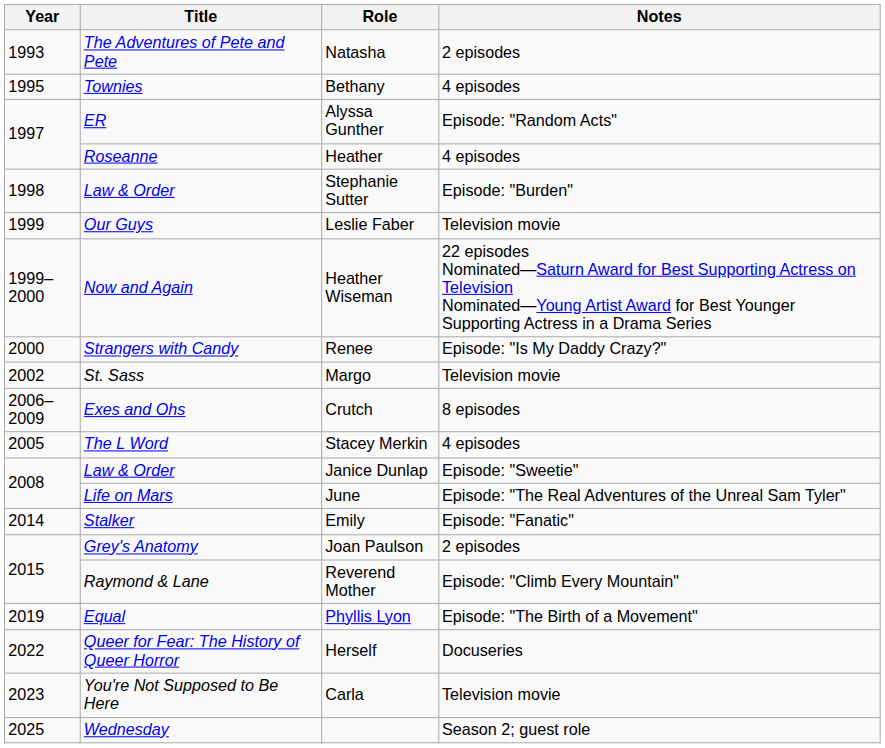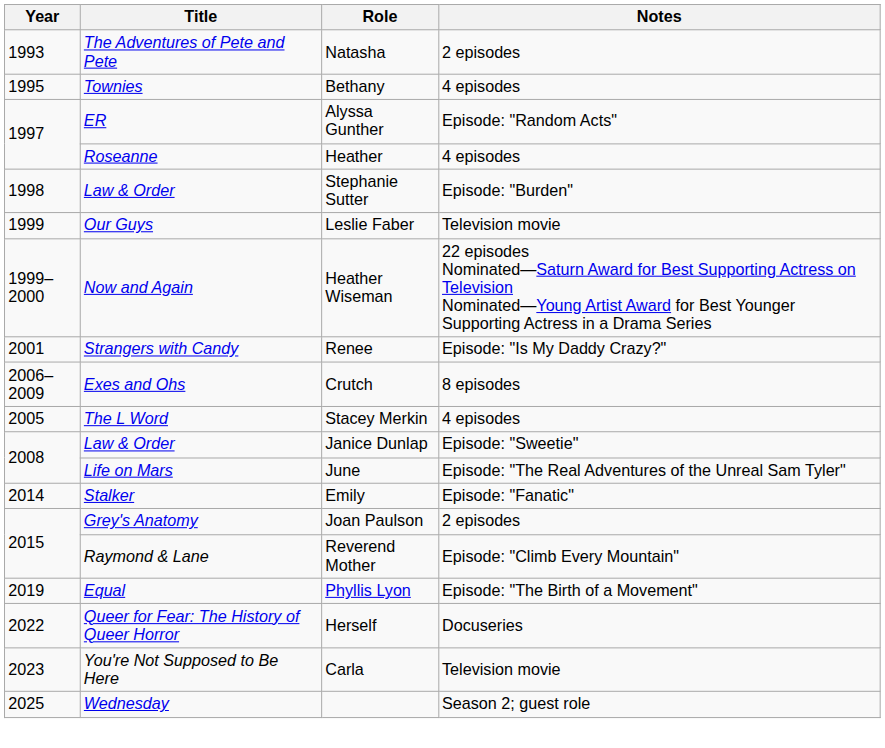(26, 349) 2000 -> (26, 349) 2001
- row: (348, 375)
